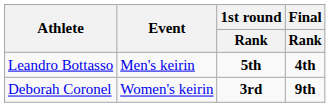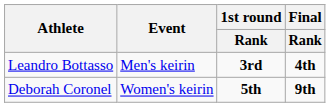(251, 65) 5th -> (251, 65) 3rd
(251, 90) 3rd -> (251, 90) 5th
